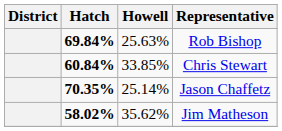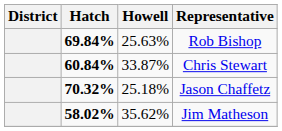(145, 65) 33.85% -> (145, 65) 33.87%
(90, 89) 70.35% -> (90, 89) 70.32%
(145, 89) 25.14% -> (145, 89) 25.18%
